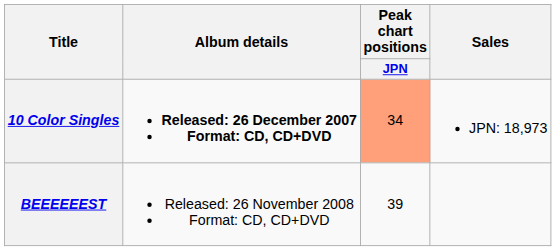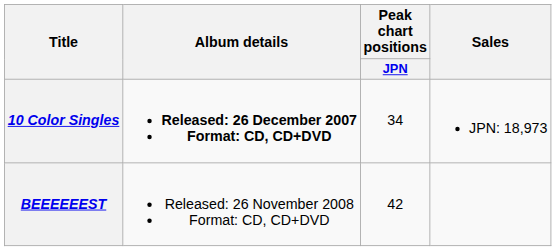(395, 120) lightsalmon background -> (395, 120) no background
(395, 204) 39 -> (395, 204) 42
